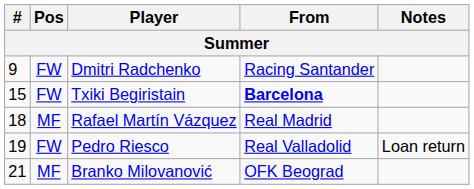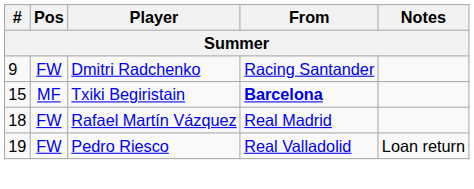(49, 95) FW -> (49, 95) MF
(49, 121) MF -> (49, 121) FW
- row: (142, 172)
